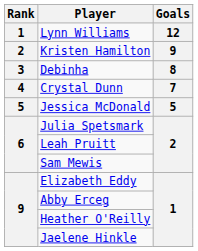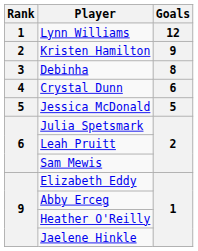(173, 88) 7 -> (173, 88) 6
